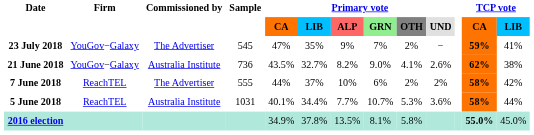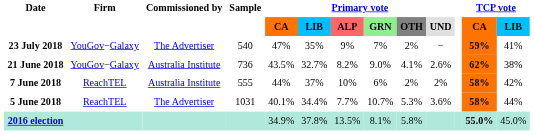(245, 45) 545 -> (245, 45) 540
(184, 83) The Advertiser -> (184, 83) Australia Institute
(184, 102) Australia Institute -> (184, 102) The Advertiser
